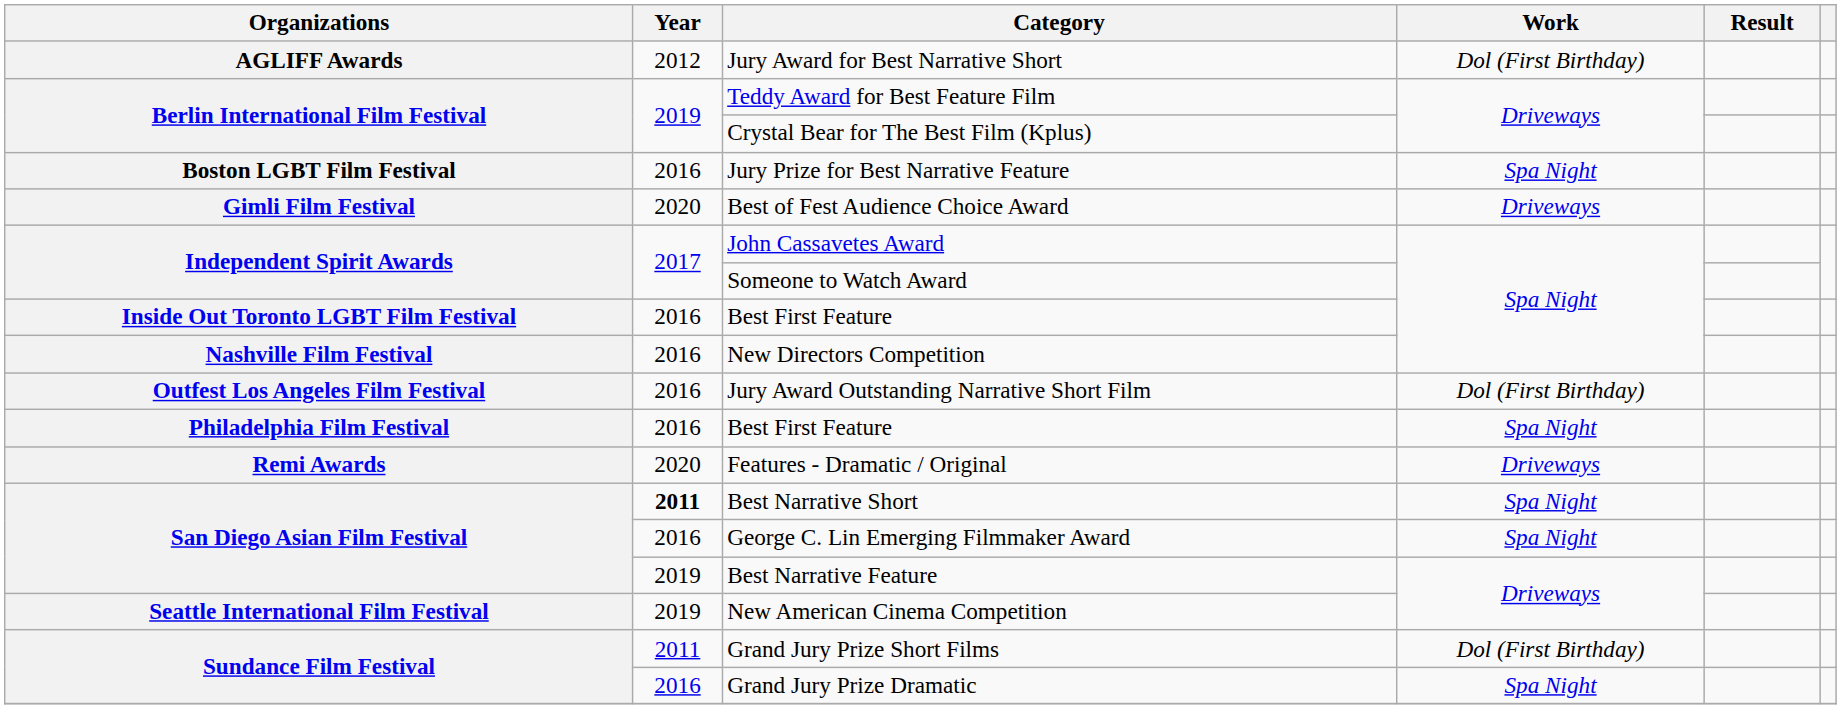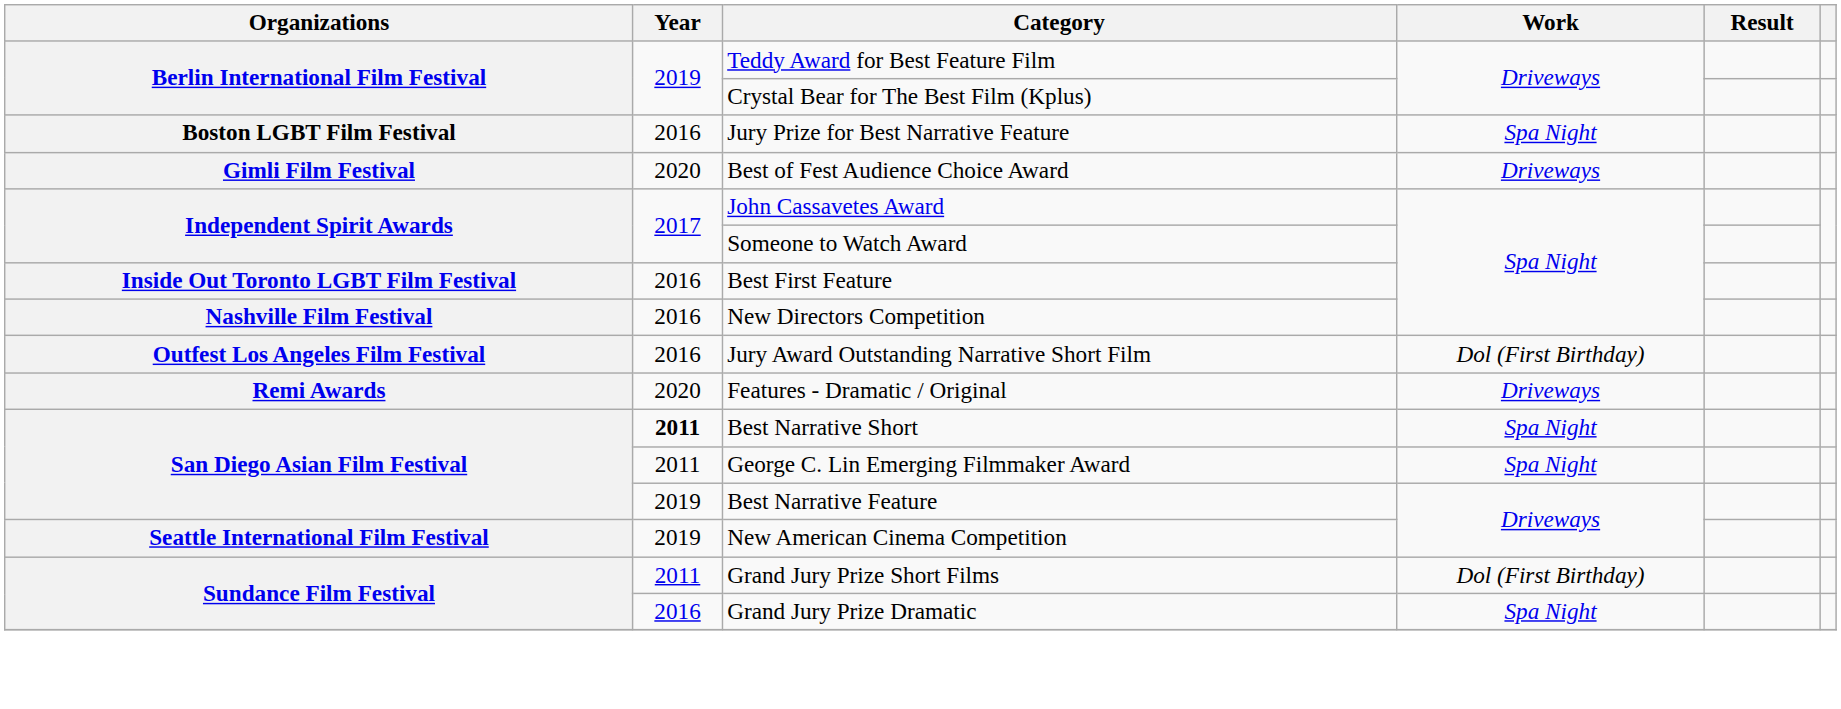- row: (319, 59)
- row: (319, 427)
(678, 538) 2016 -> (678, 464) 2011
